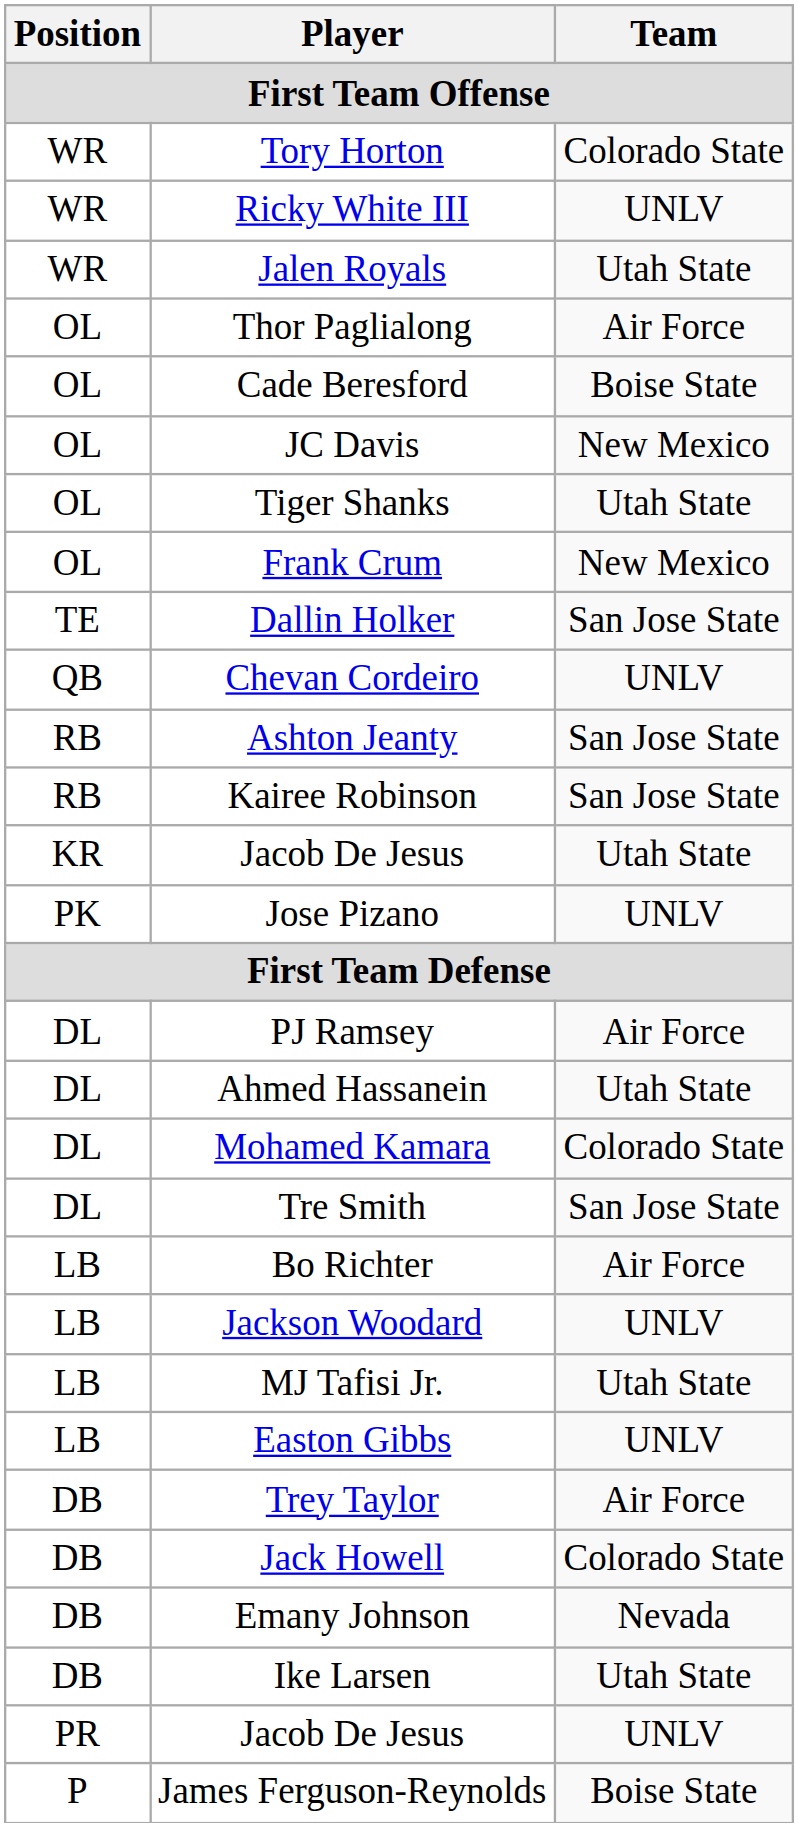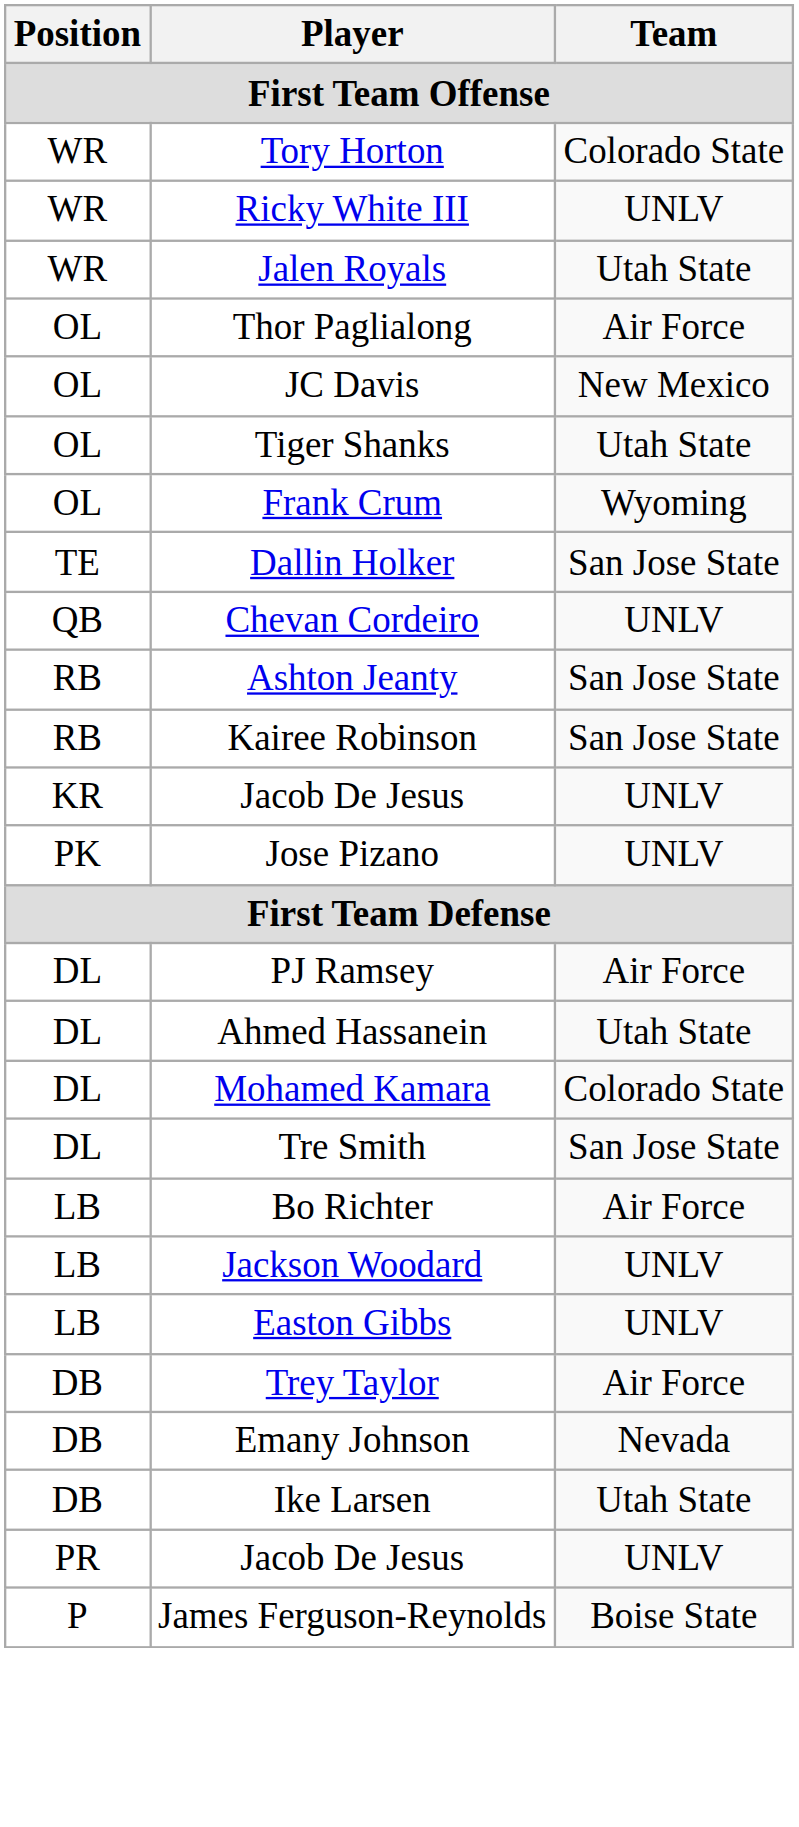- row: (77, 385)
(674, 561) New Mexico -> (674, 502) Wyoming
(674, 854) Utah State -> (674, 795) UNLV
- row: (77, 1381)
- row: (77, 1557)
